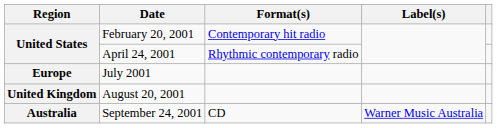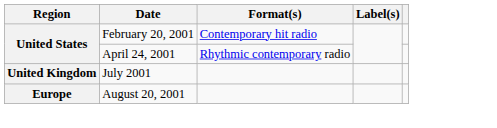(52, 73) Europe -> (52, 73) United Kingdom
(52, 93) United Kingdom -> (52, 93) Europe
- row: (152, 113)
